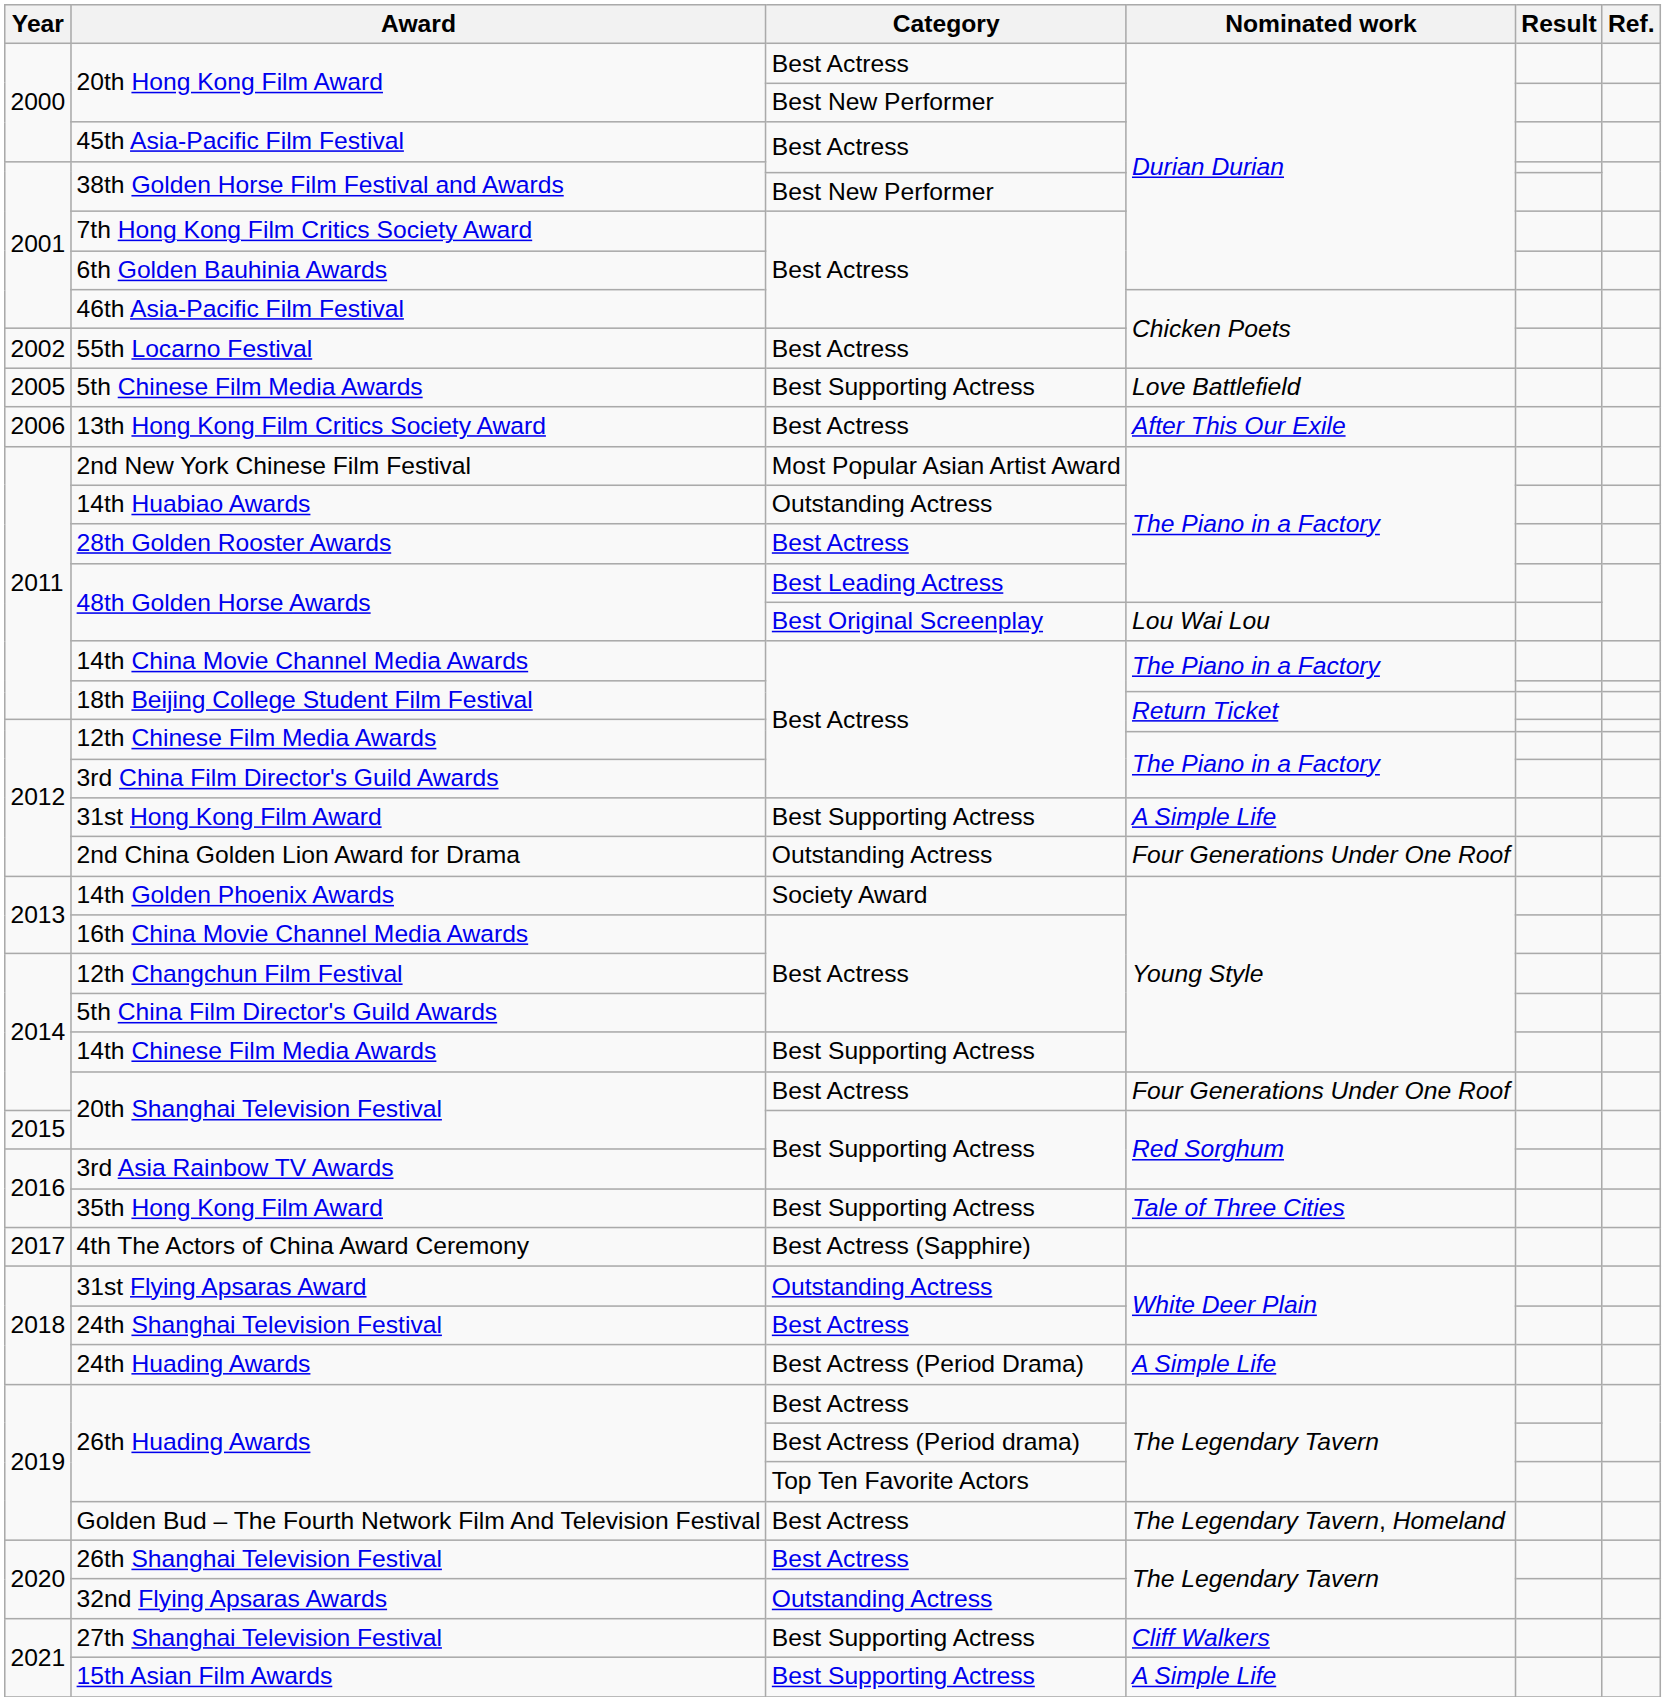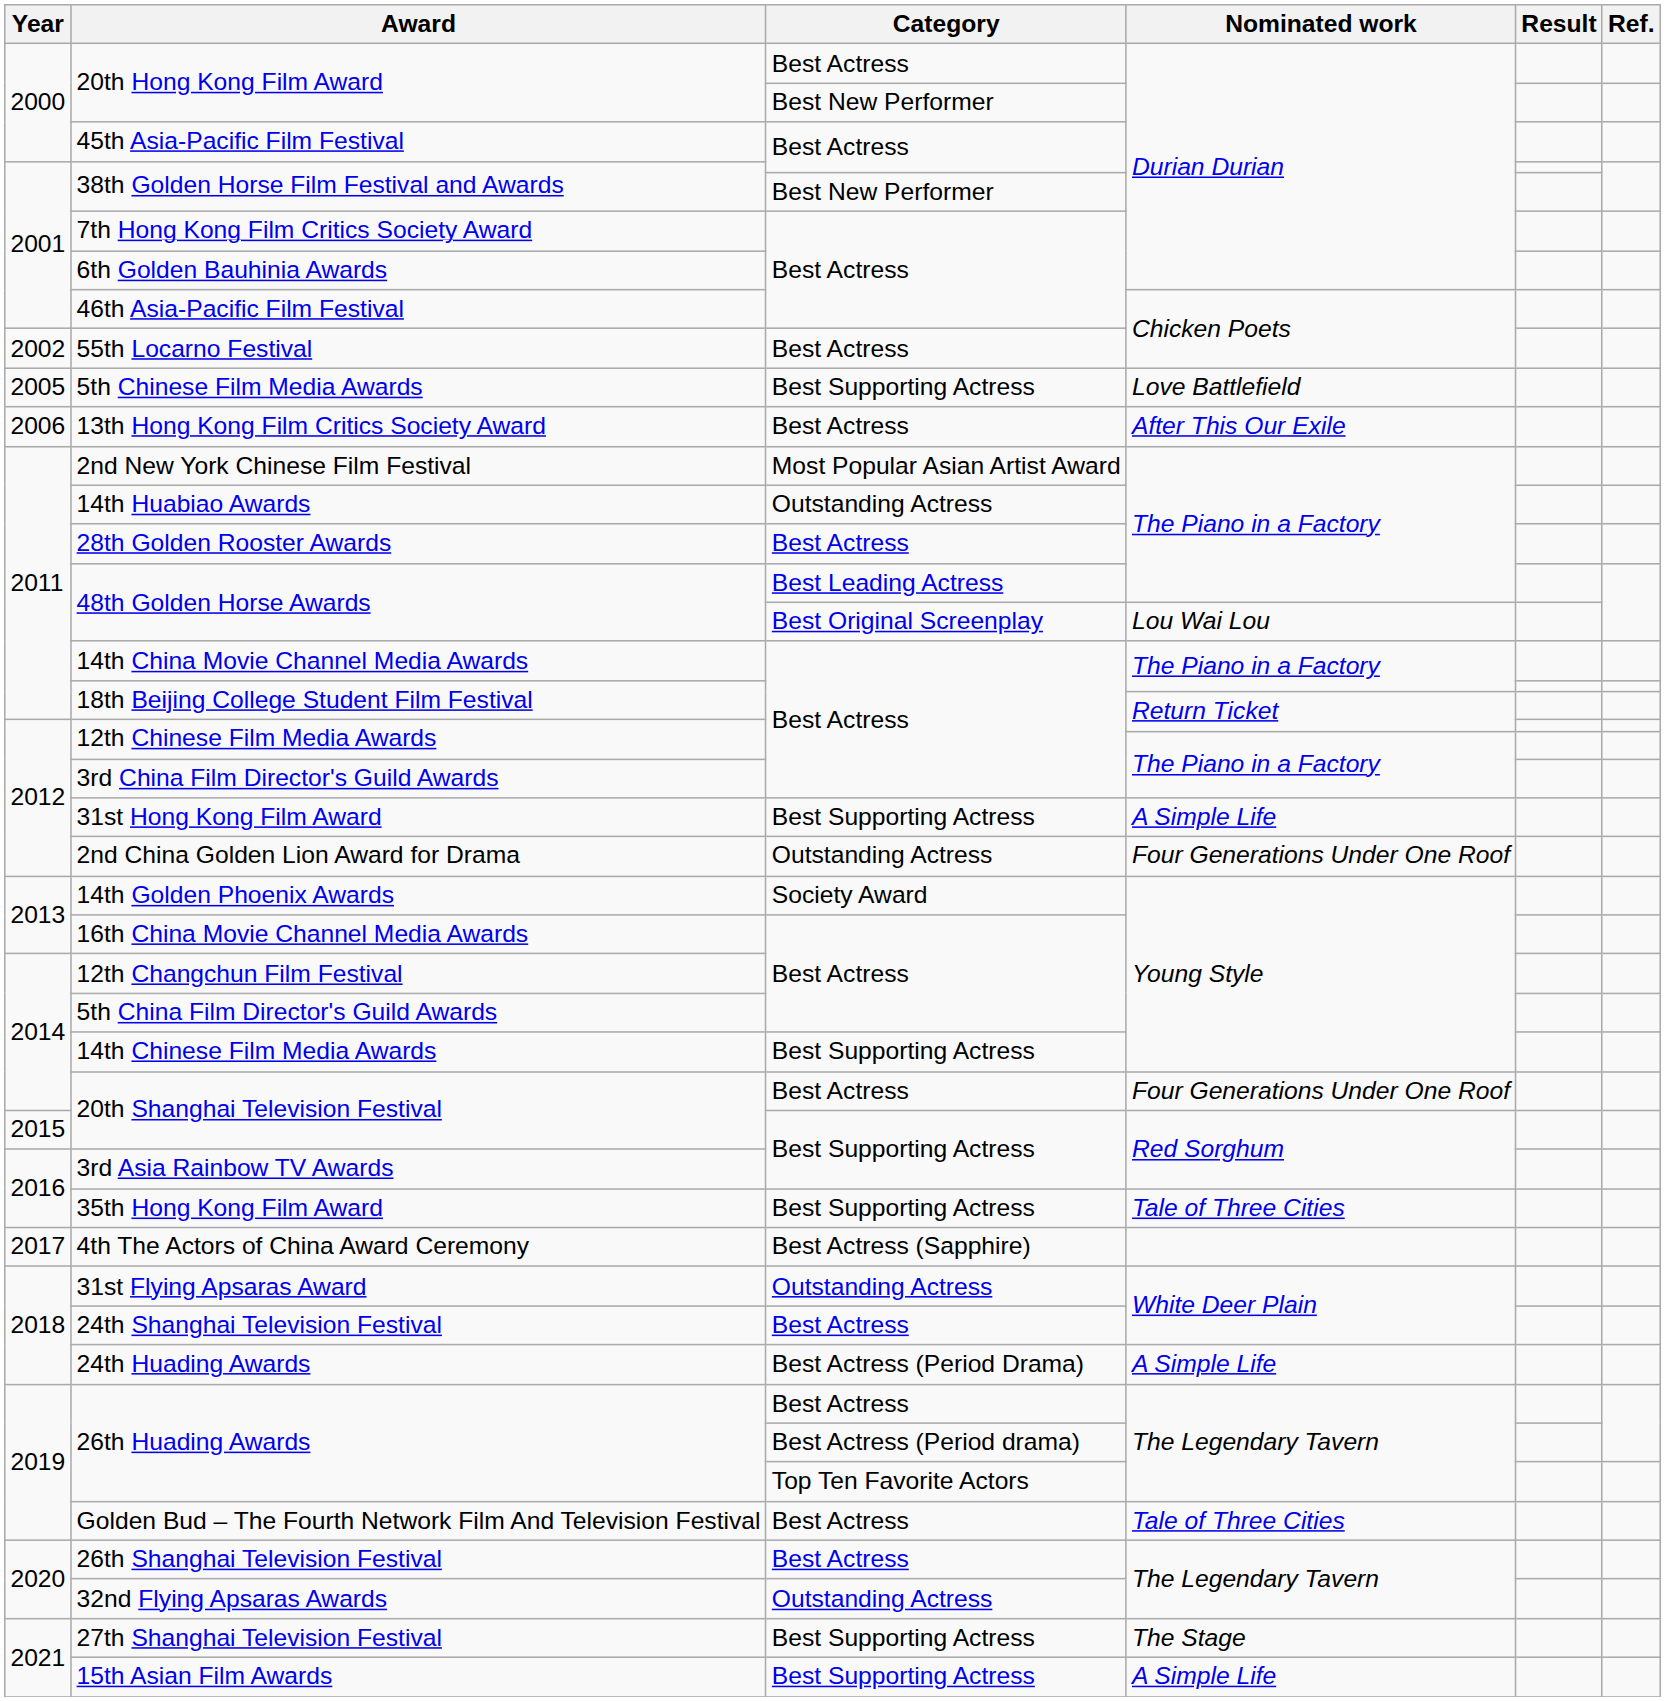(1318, 1520) The Legendary Tavern, Homeland -> (1238, 1520) Tale of Three Cities
(1201, 1637) Cliff Walkers -> (1189, 1637) The Stage
